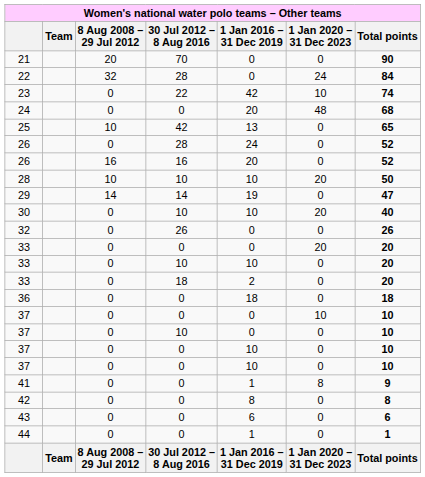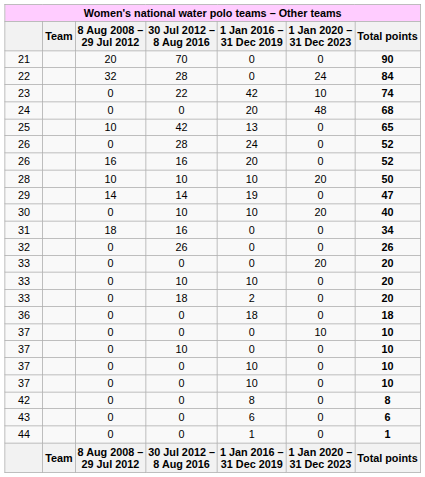+ row: (24, 230)
- row: (24, 384)
